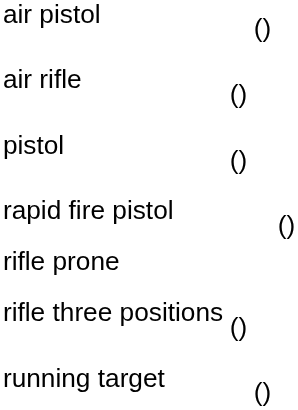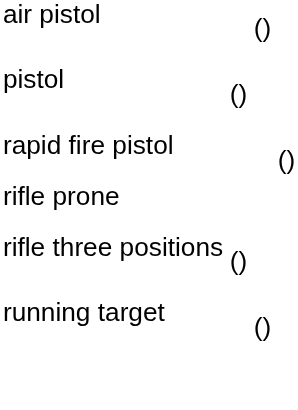- row: (42, 79)
